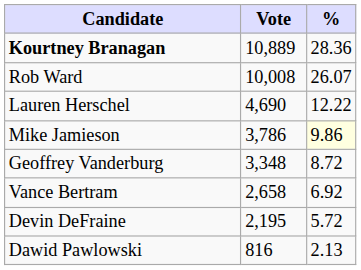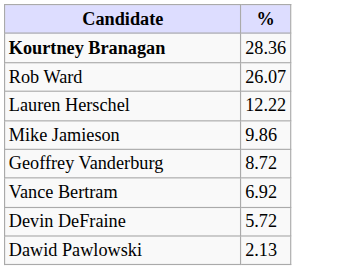- column: (274, 18)
(327, 134) lightyellow background -> (261, 134) no background
